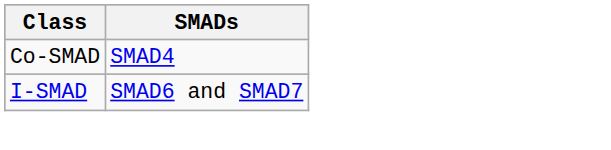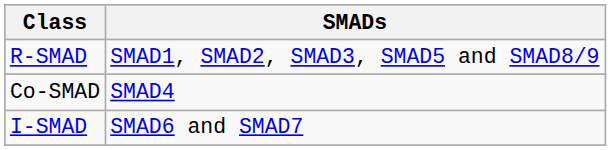+ row: (49, 57)
